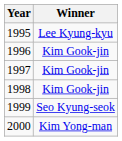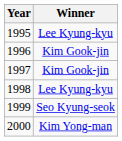(76, 88) Kim Gook-jin -> (76, 88) Lee Kyung-kyu
